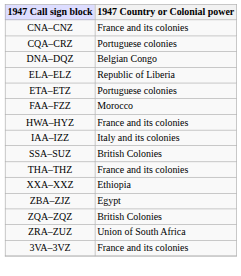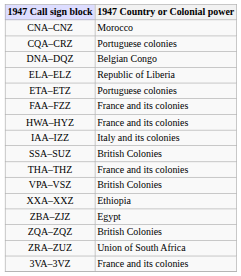(143, 28) France and its colonies -> (115, 28) Morocco
(115, 106) Morocco -> (143, 106) France and its colonies
+ row: (50, 185)
